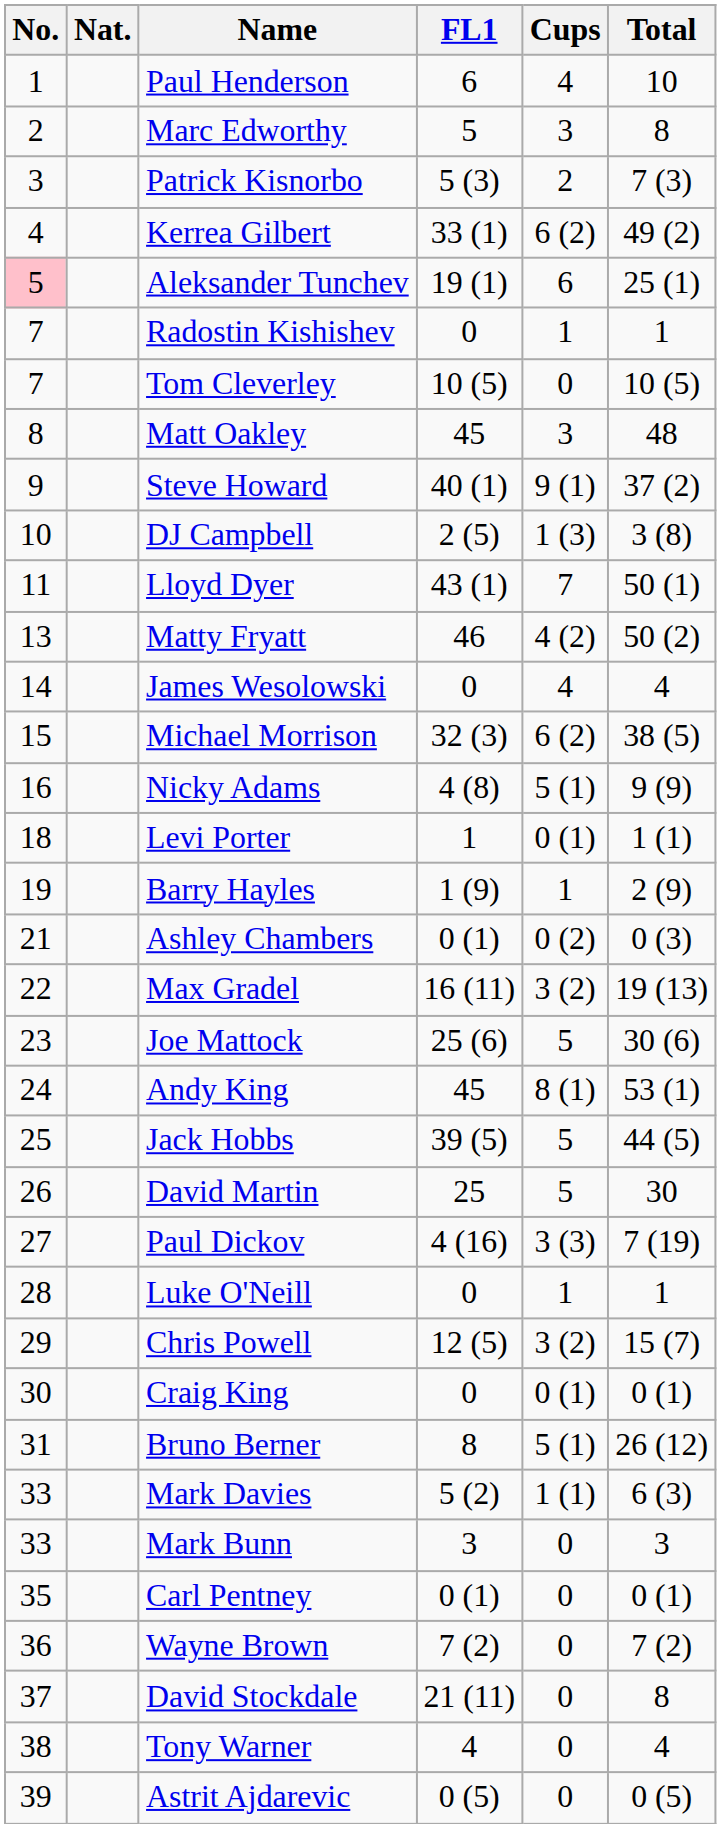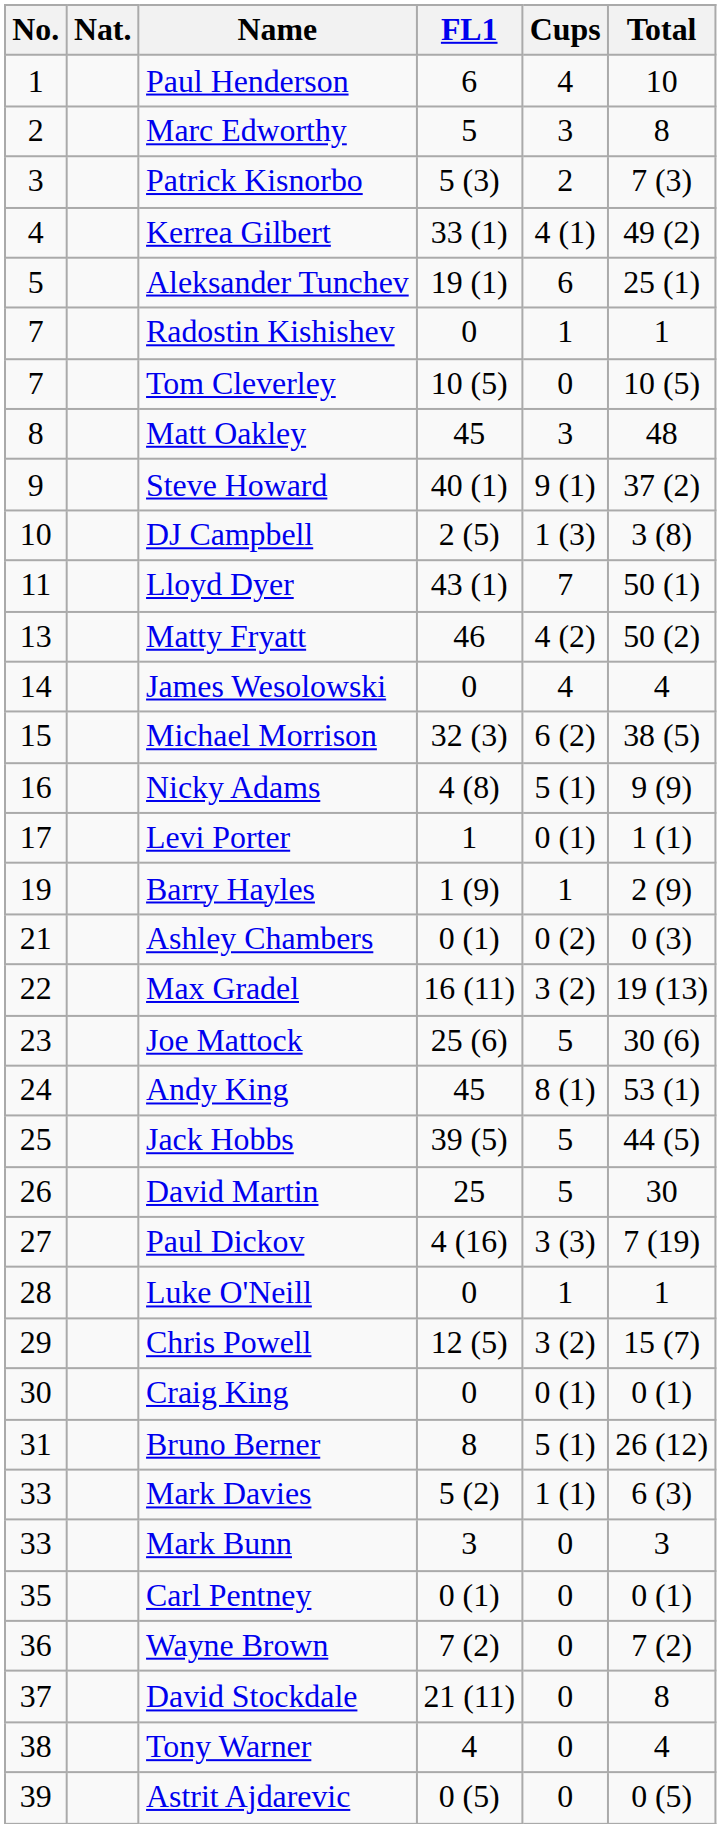(565, 231) 6 (2) -> (565, 231) 4 (1)
(36, 282) pink background -> (36, 282) no background
(36, 837) 18 -> (36, 837) 17
